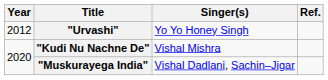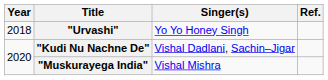(19, 30) 2012 -> (19, 30) 2018
(188, 48) Vishal Mishra -> (225, 48) Vishal Dadlani, Sachin–Jigar
(225, 65) Vishal Dadlani, Sachin–Jigar -> (188, 65) Vishal Mishra
